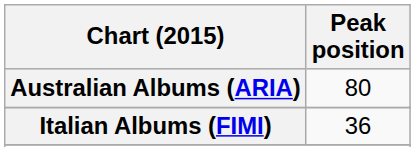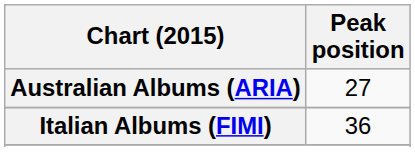(358, 88) 80 -> (358, 88) 27
